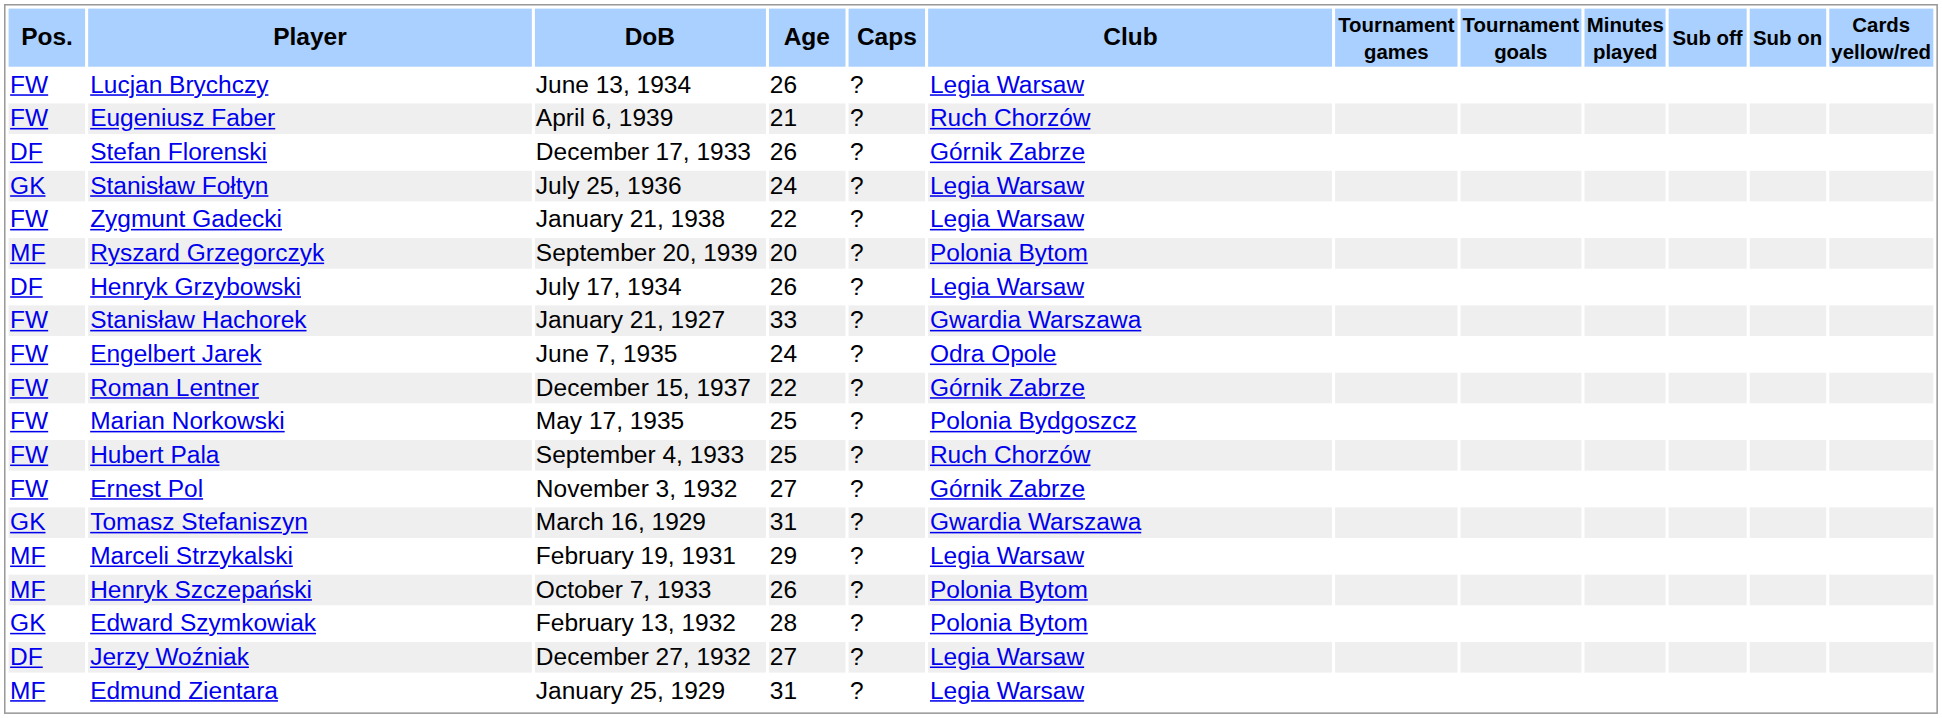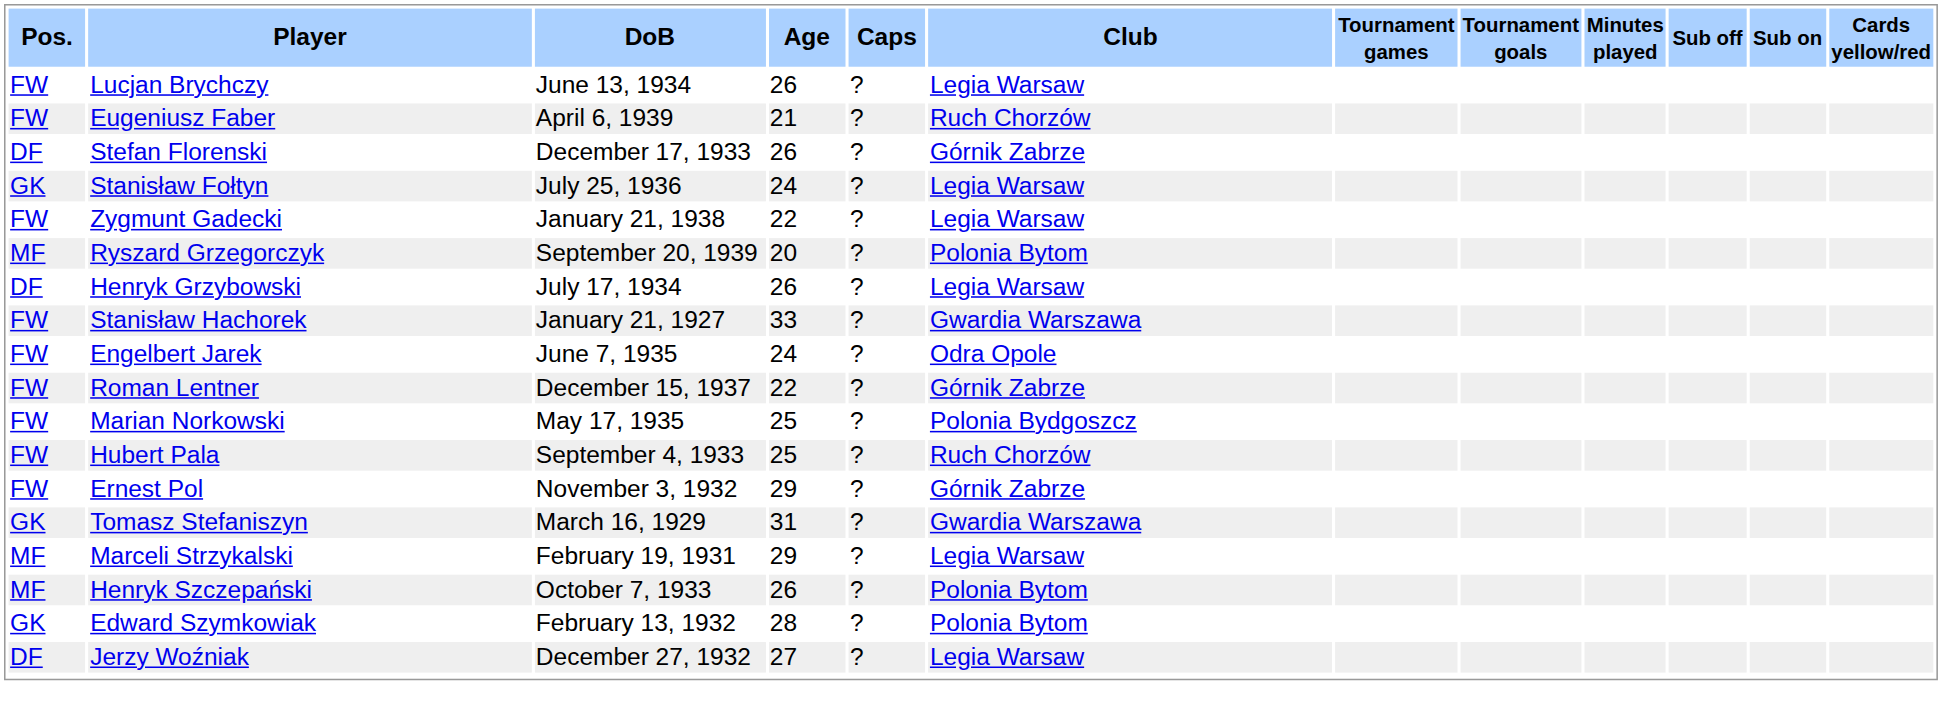(783, 488) 27 -> (783, 488) 29
- row: (184, 690)
